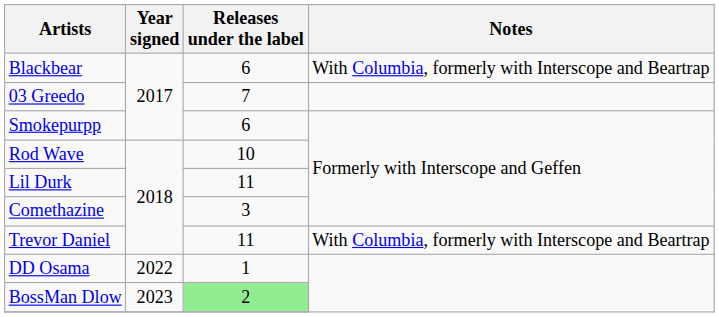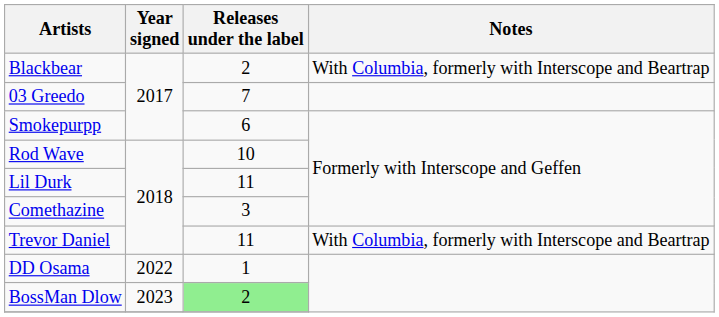(246, 67) 6 -> (246, 67) 2
